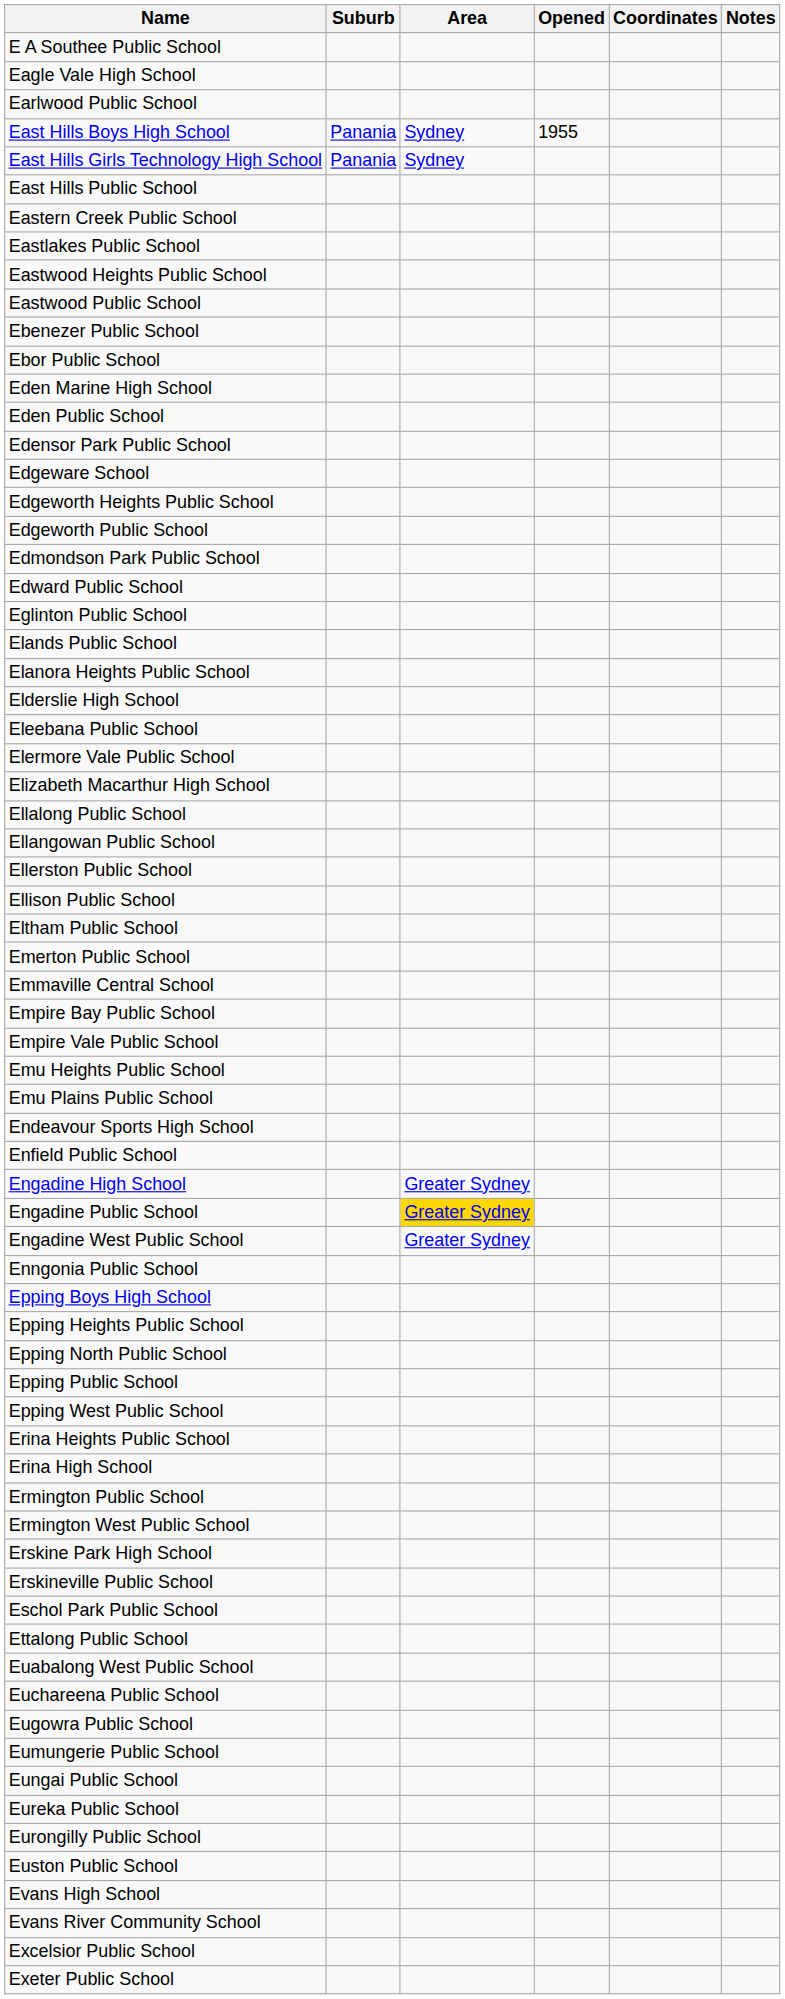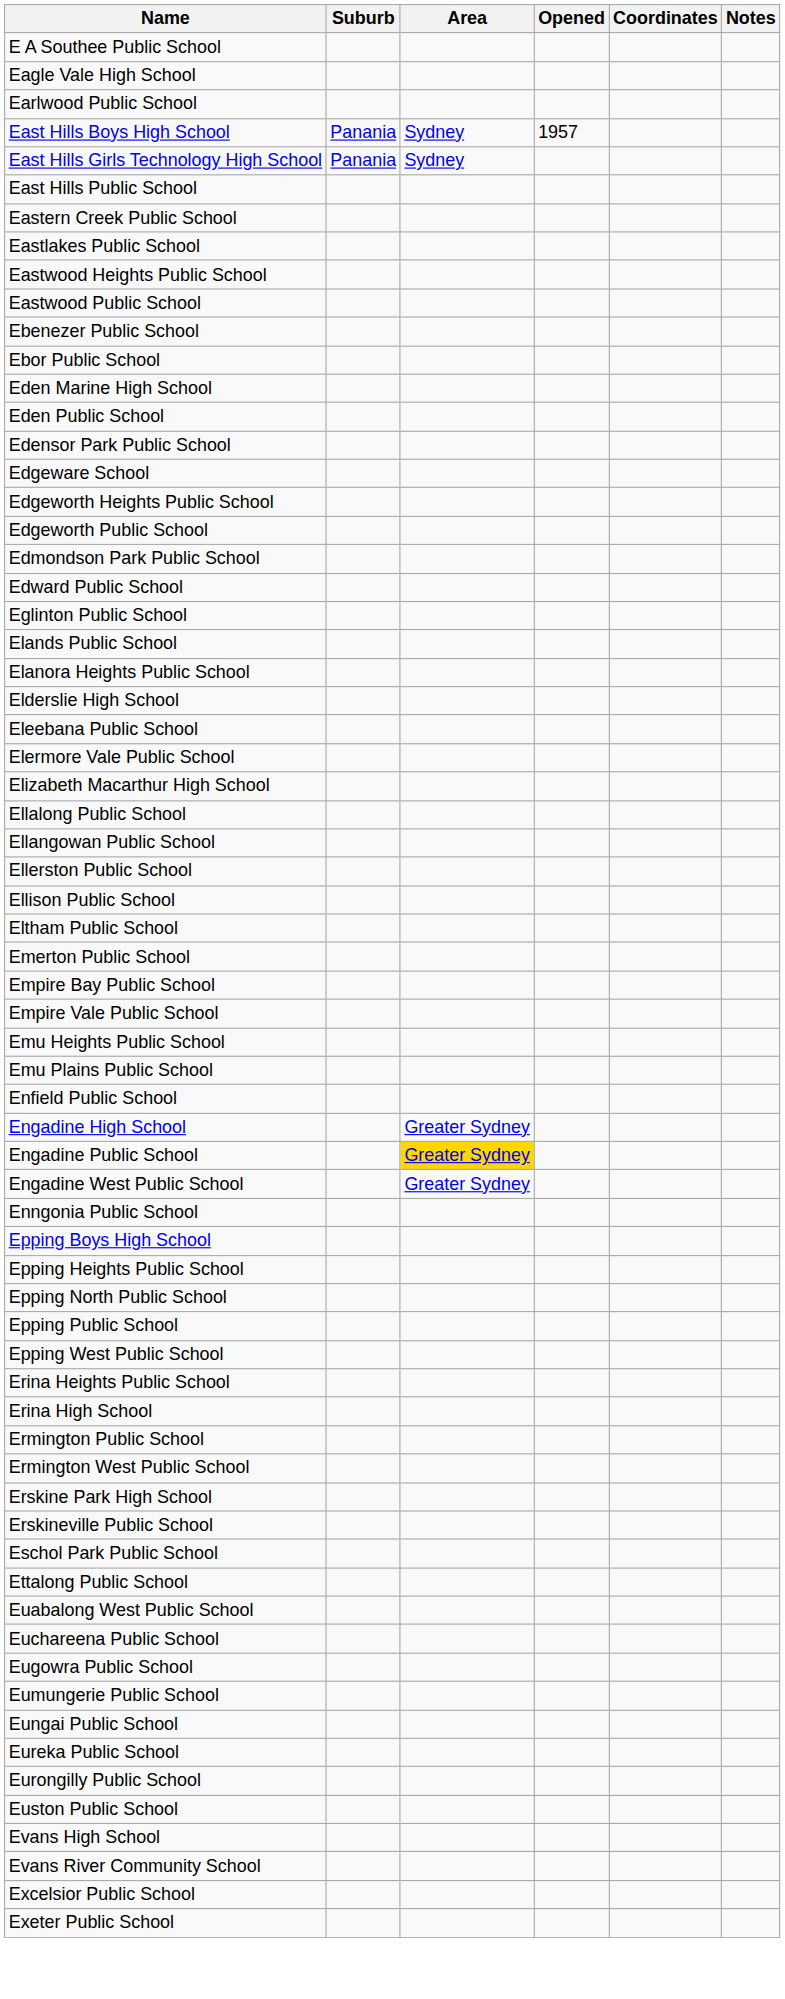(558, 132) 1955 -> (558, 132) 1957
- row: (111, 984)
- row: (131, 1127)
